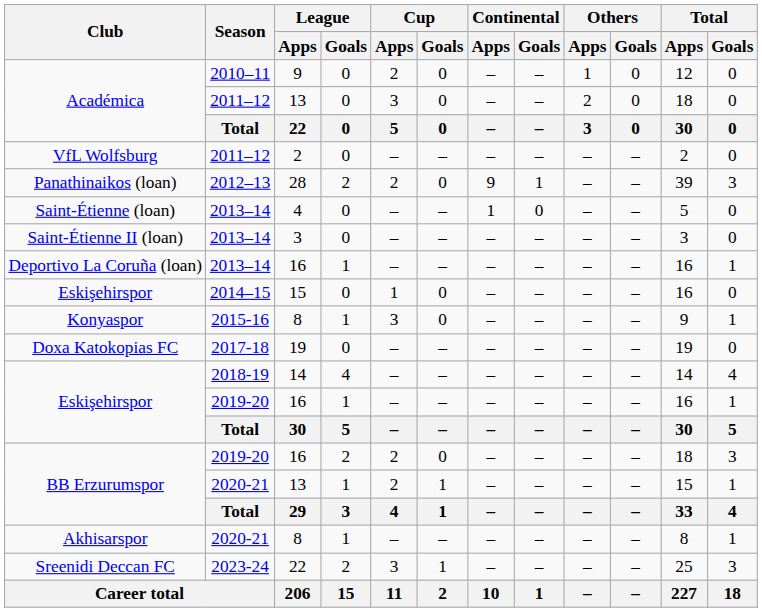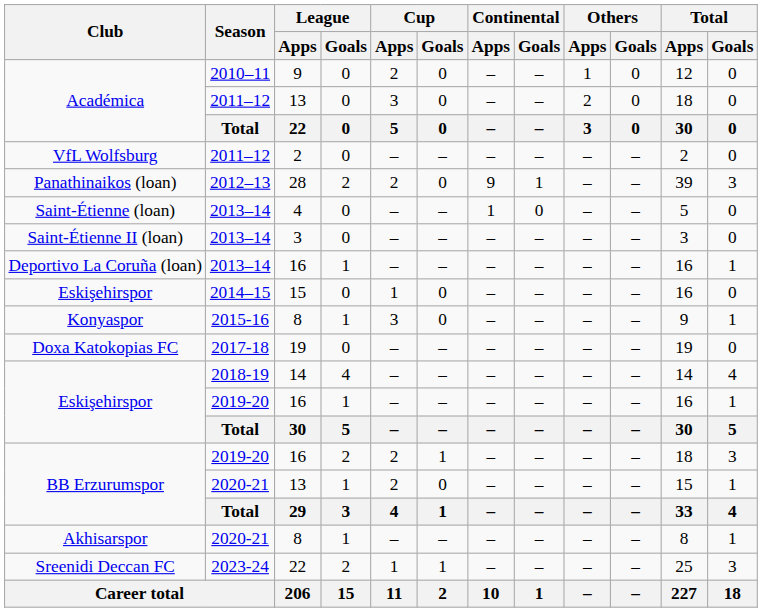(442, 456) 0 -> (442, 456) 1
(442, 484) 1 -> (442, 484) 0
(394, 566) 3 -> (394, 566) 1
